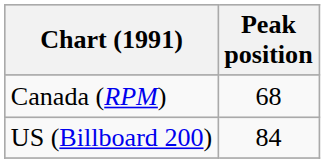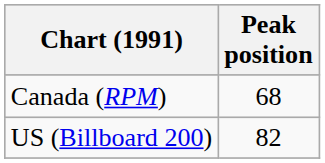(268, 137) 84 -> (268, 137) 82
